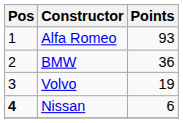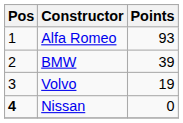(167, 61) 36 -> (167, 61) 39
(171, 106) 6 -> (171, 106) 0
